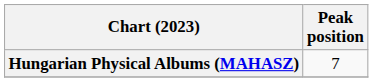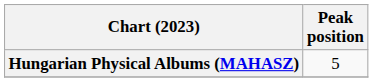(335, 63) 7 -> (335, 63) 5
